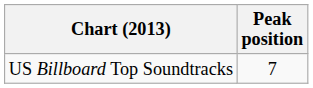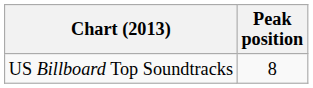(272, 68) 7 -> (272, 68) 8
